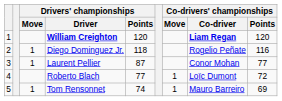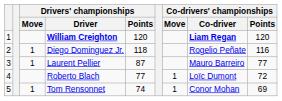(214, 63) Conor Mohan -> (217, 63) Mauro Barreiro
(217, 89) Mauro Barreiro -> (214, 89) Conor Mohan
